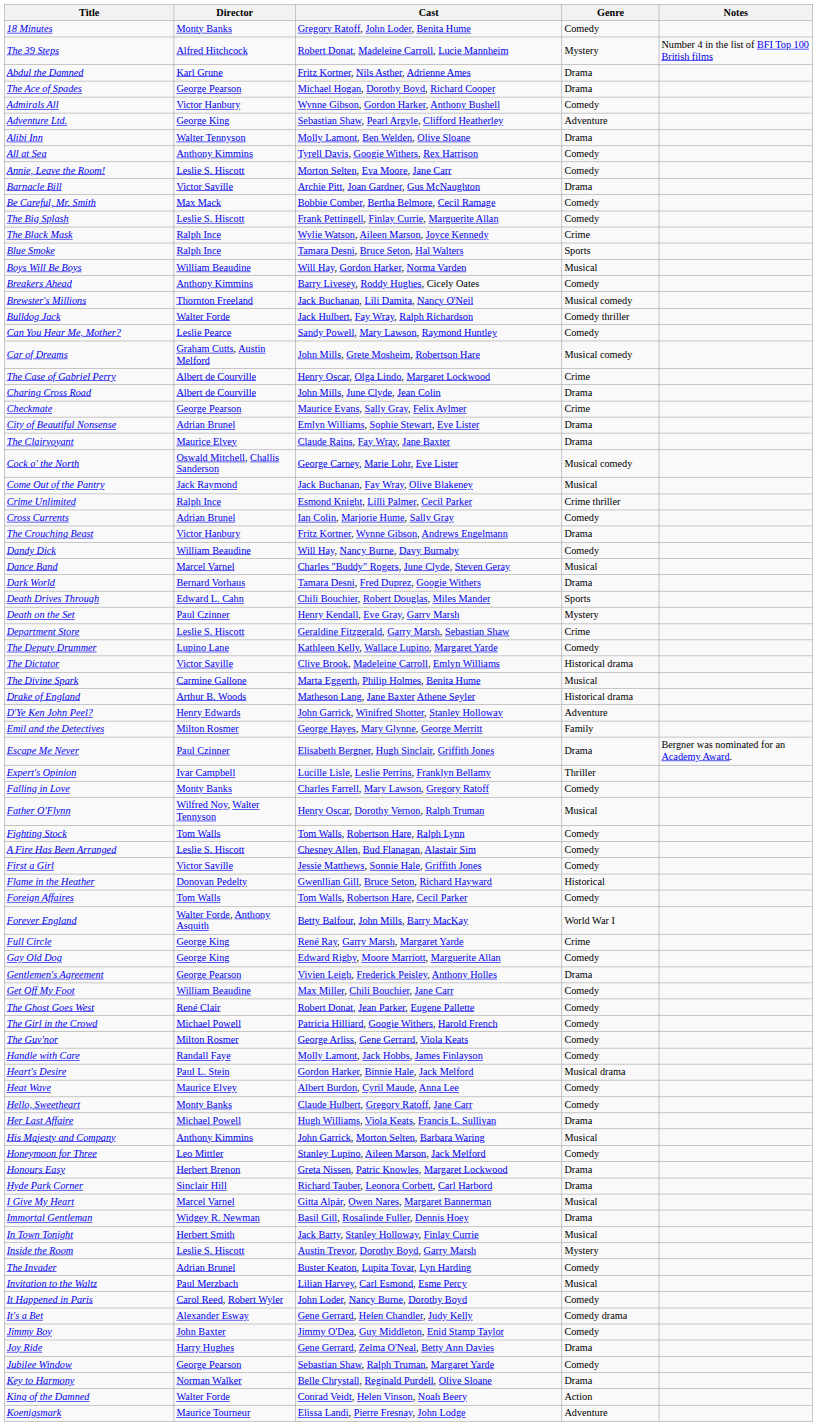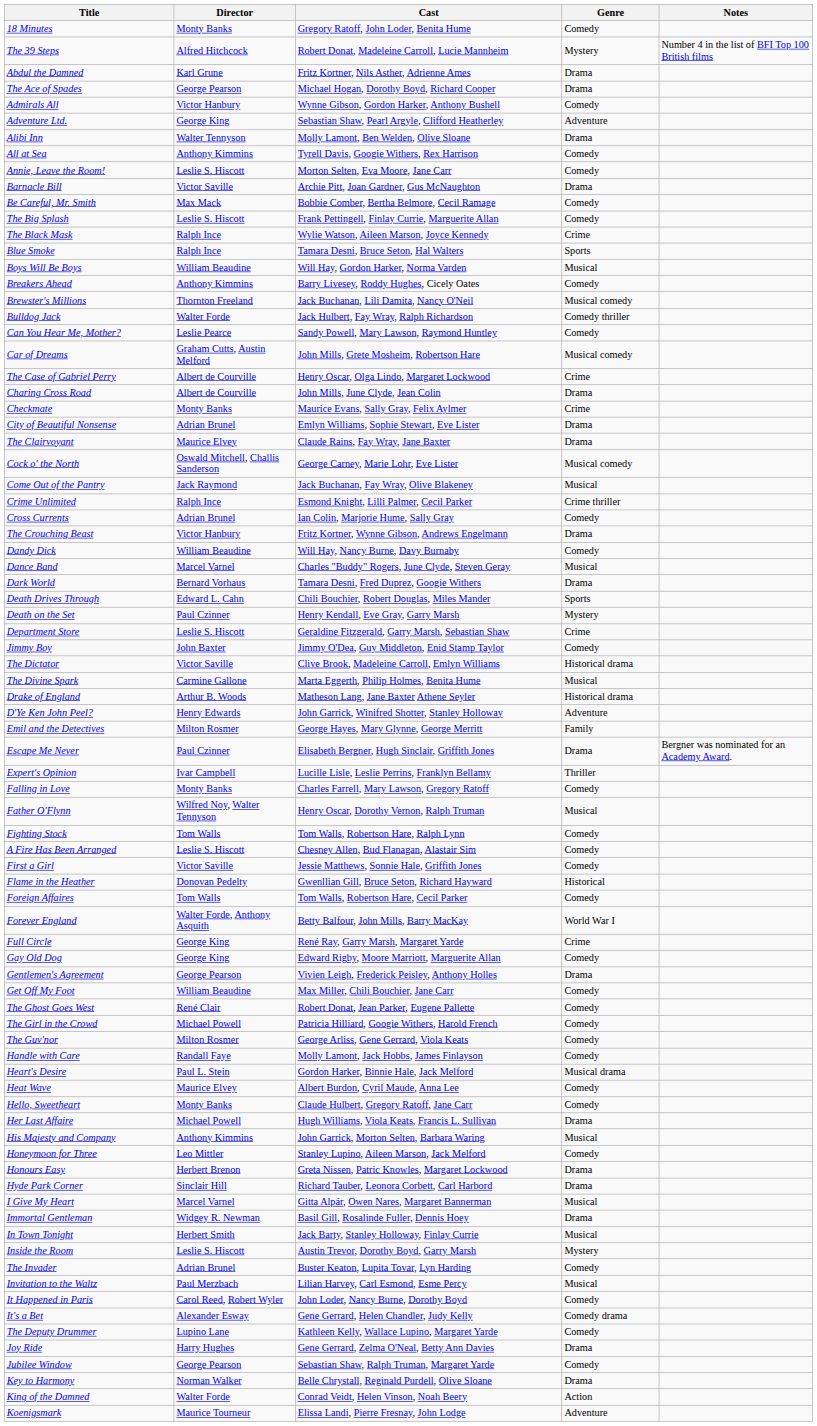(209, 409) George Pearson -> (204, 409) Monty Banks
rows swapped: (52, 648) <-> (29, 1332)
